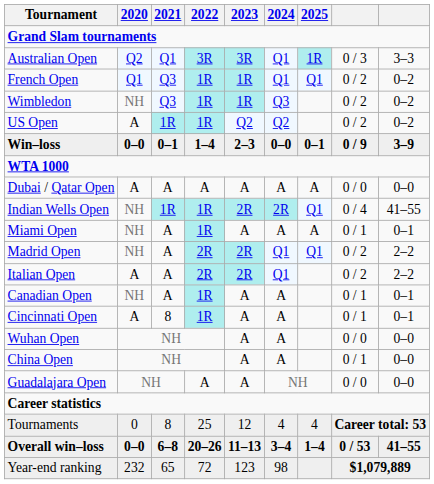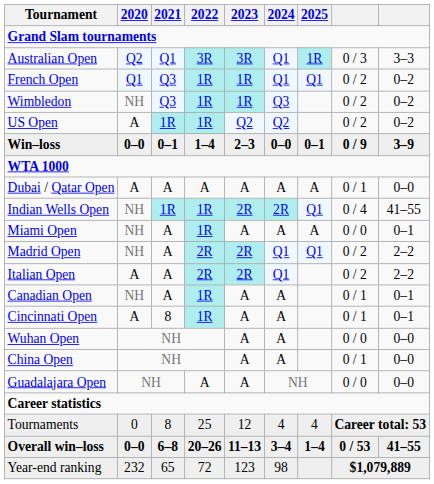(355, 187) 0 / 0 -> (355, 187) 0 / 1
(355, 230) 0 / 1 -> (355, 230) 0 / 0
